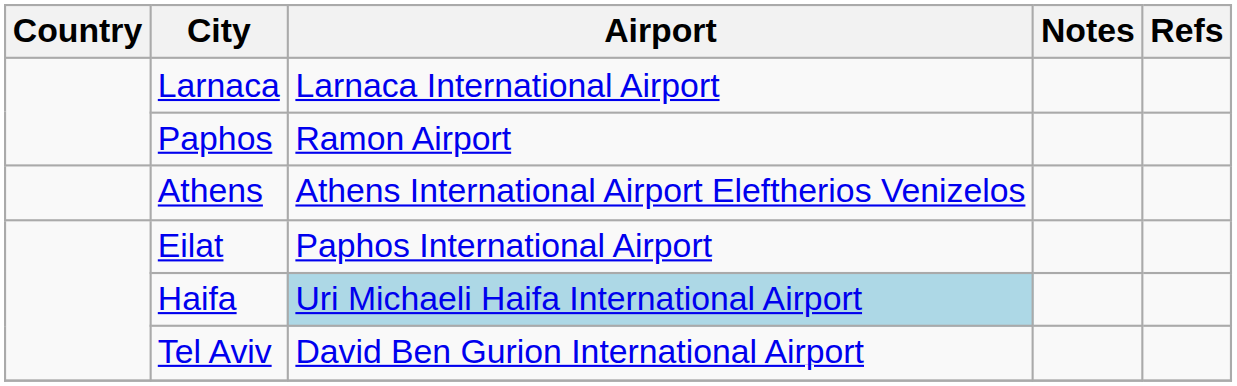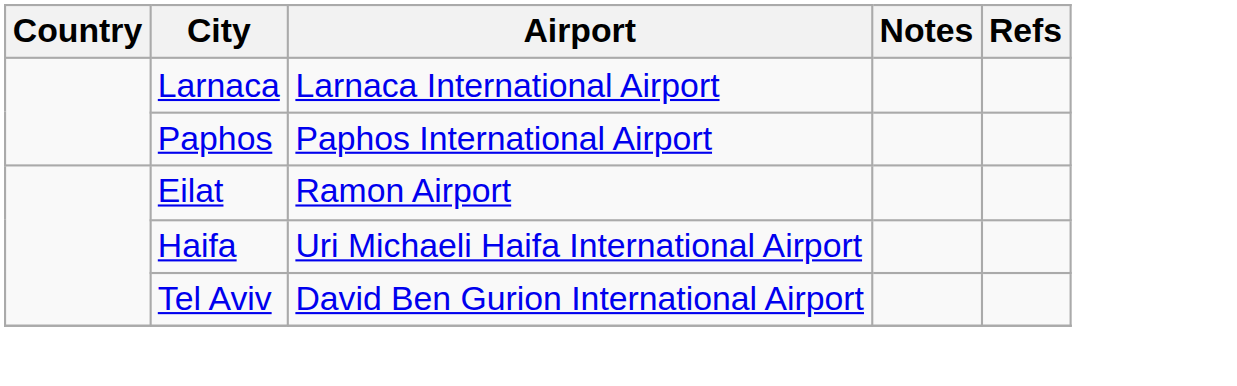(403, 138) Ramon Airport -> (504, 138) Paphos International Airport
- row: (210, 191)
(504, 245) Paphos International Airport -> (403, 191) Ramon Airport
(579, 298) lightblue background -> (579, 245) no background
